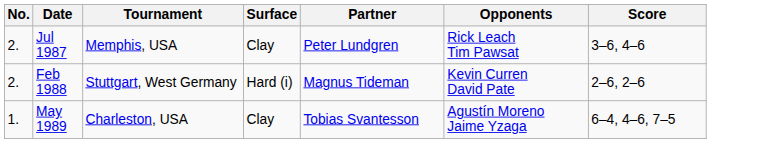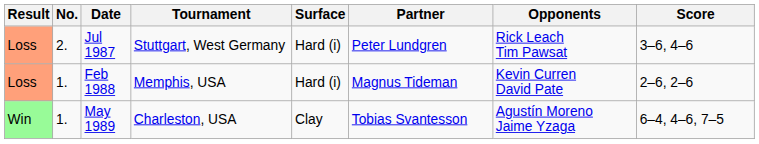+ column: (29, 15)
(131, 44) Memphis, USA -> (209, 44) Stuttgart, West Germany
(260, 44) Clay -> (318, 44) Hard (i)
(13, 82) 2. -> (62, 82) 1.
(161, 82) Stuttgart, West Germany -> (180, 82) Memphis, USA
